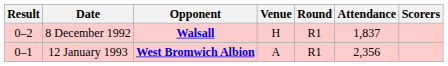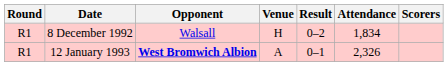columns swapped: (315, 14) <-> (23, 14)
(195, 33) bold -> (197, 33) normal
(367, 33) 1,837 -> (367, 33) 1,834
(367, 52) 2,356 -> (367, 52) 2,326
